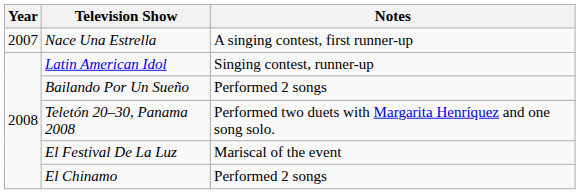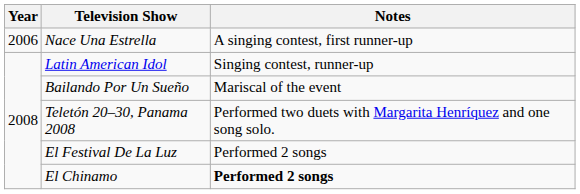(23, 40) 2007 -> (23, 40) 2006
(270, 87) Performed 2 songs -> (278, 87) Mariscal of the event
(278, 152) Mariscal of the event -> (270, 152) Performed 2 songs
(270, 176) normal -> (274, 176) bold
